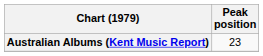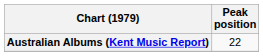(235, 42) 23 -> (235, 42) 22
